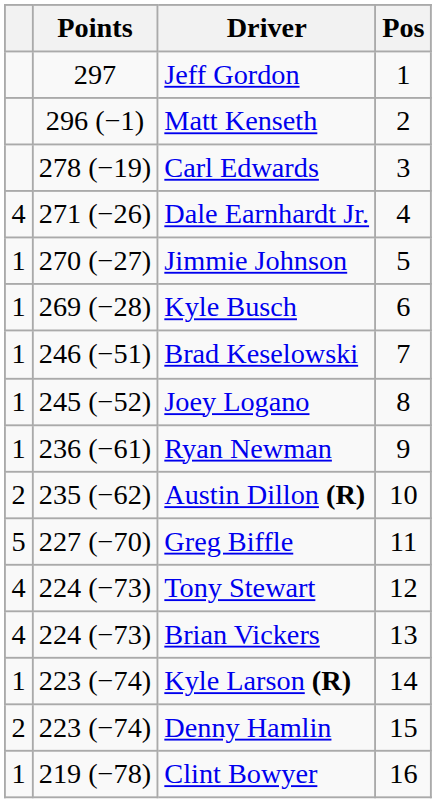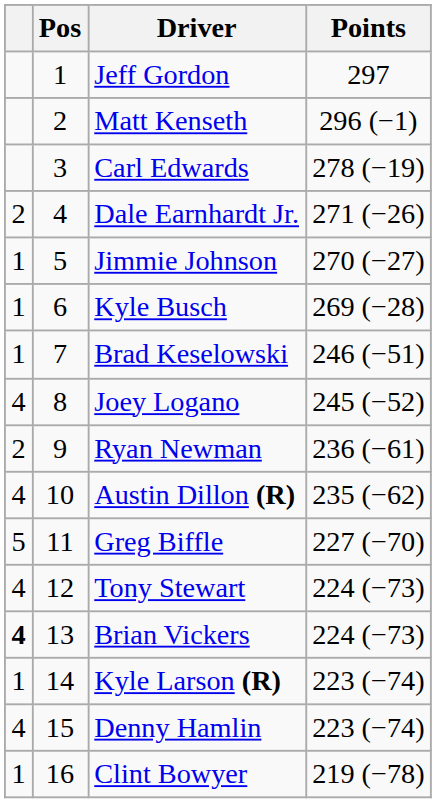columns swapped: (403, 27) <-> (95, 27)
(19, 214) 4 -> (19, 214) 2
(19, 400) 1 -> (19, 400) 4
(19, 447) 1 -> (19, 447) 2
(19, 494) 2 -> (19, 494) 4
(19, 634) normal -> (19, 634) bold
(19, 727) 2 -> (19, 727) 4
